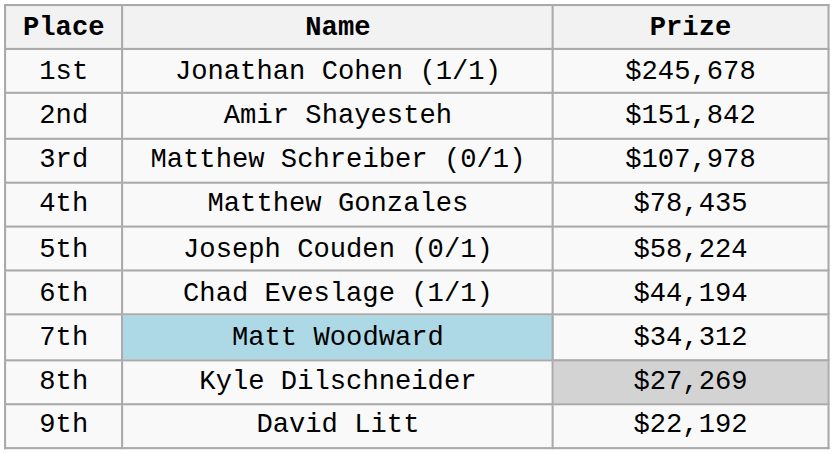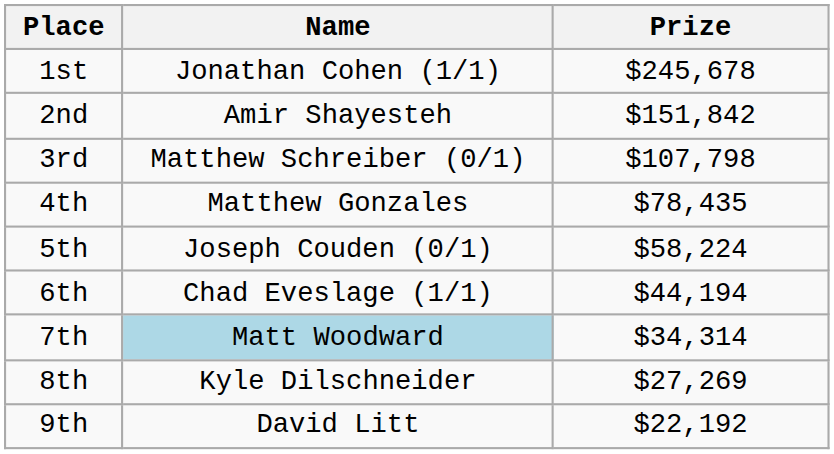(690, 160) $107,978 -> (690, 160) $107,798
(690, 337) $34,312 -> (690, 337) $34,314
(690, 381) lightgrey background -> (690, 381) no background
